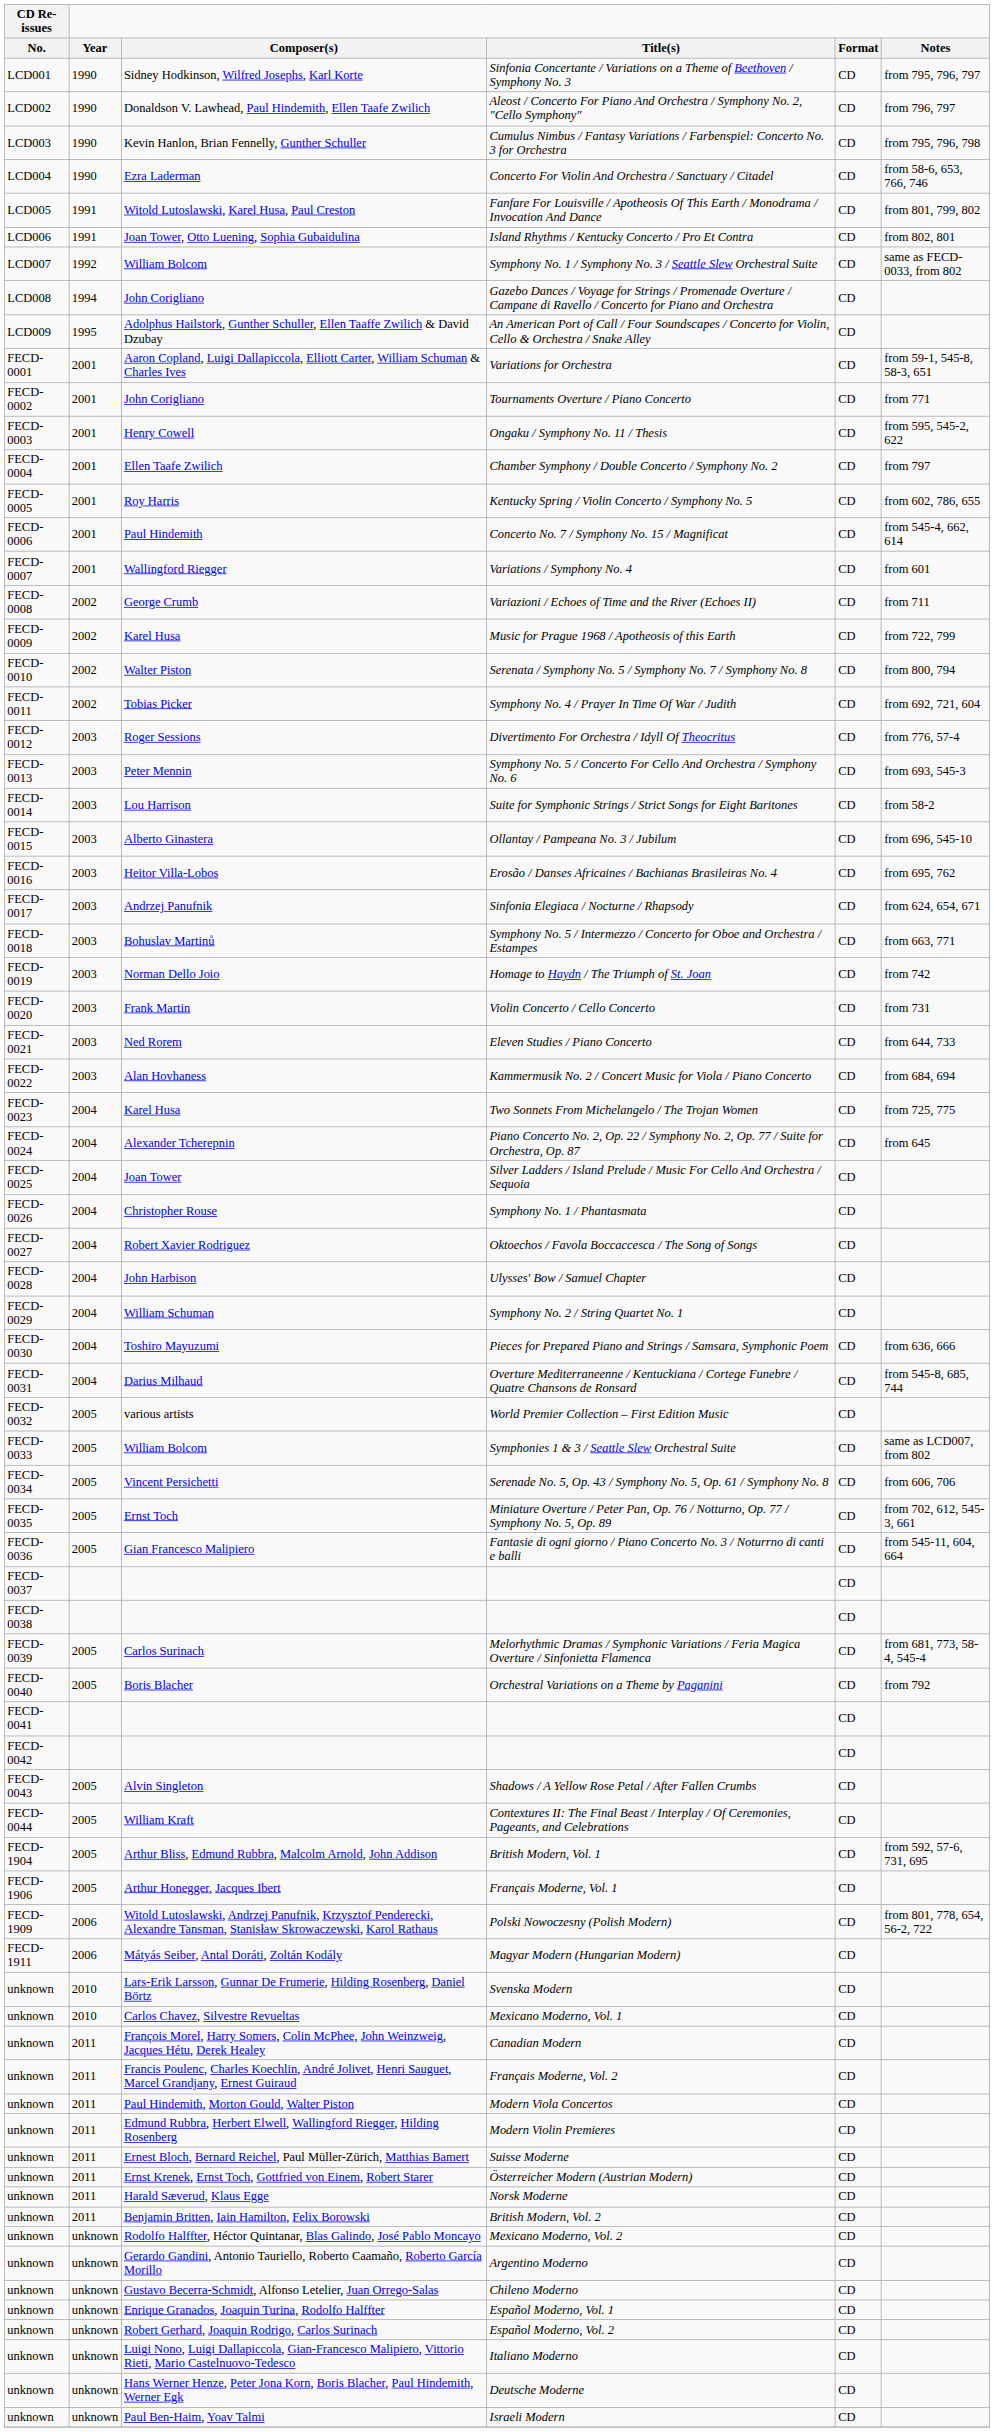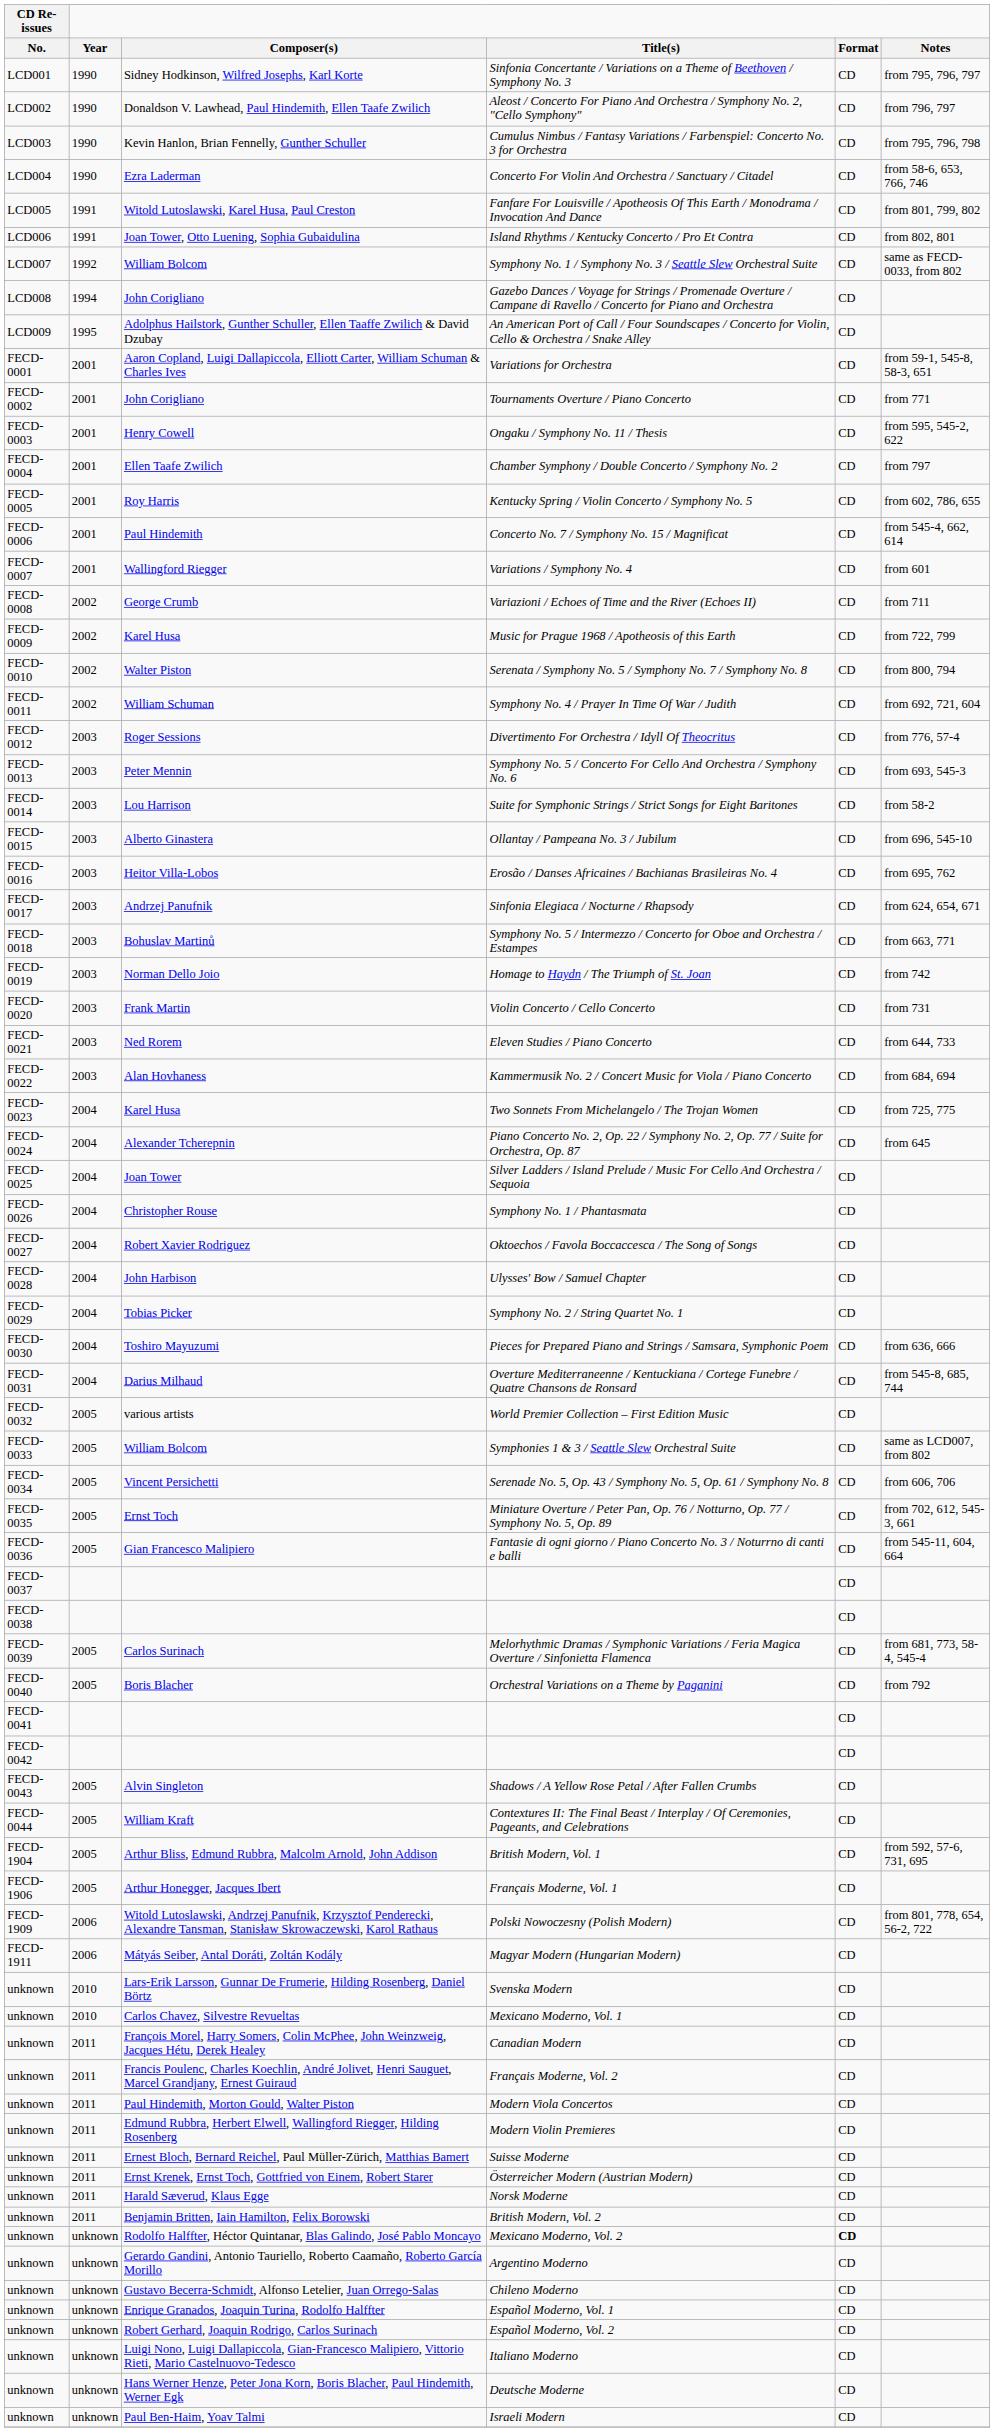(158, 703) Tobias Picker -> (169, 703) William Schuman
(169, 1312) William Schuman -> (158, 1312) Tobias Picker
(847, 2236) normal -> (847, 2236) bold
